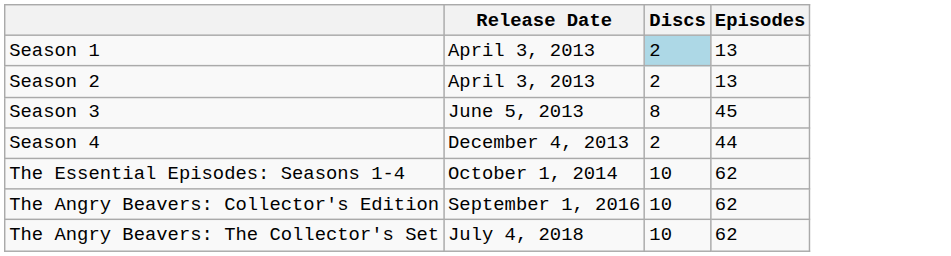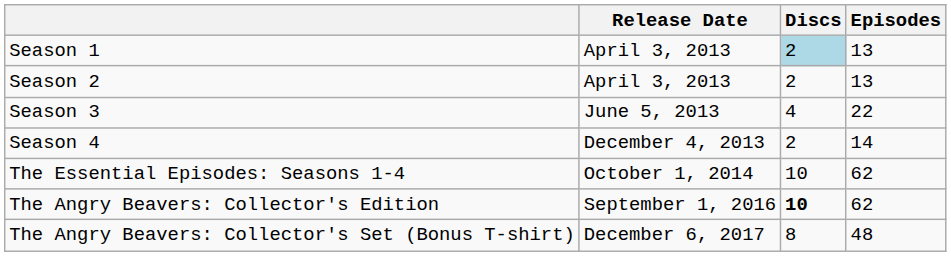(655, 112) 8 -> (791, 112) 4
(726, 112) 45 -> (862, 112) 22
(726, 143) 44 -> (862, 143) 14
(661, 204) normal -> (796, 204) bold
+ row: (292, 235)
- row: (224, 235)
